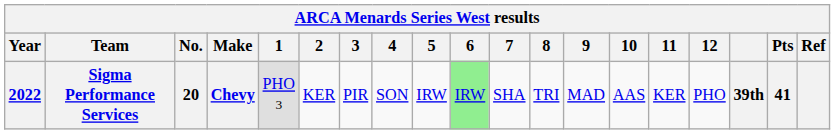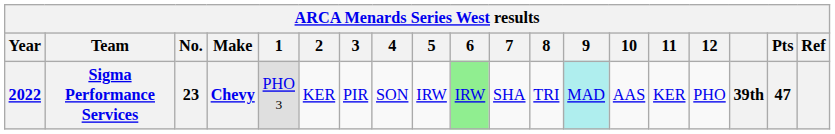(191, 94) 20 -> (191, 94) 23
(586, 94) no background -> (586, 94) paleturquoise background
(783, 94) 41 -> (783, 94) 47
